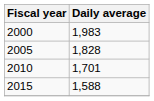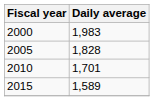(86, 86) 1,588 -> (86, 86) 1,589
